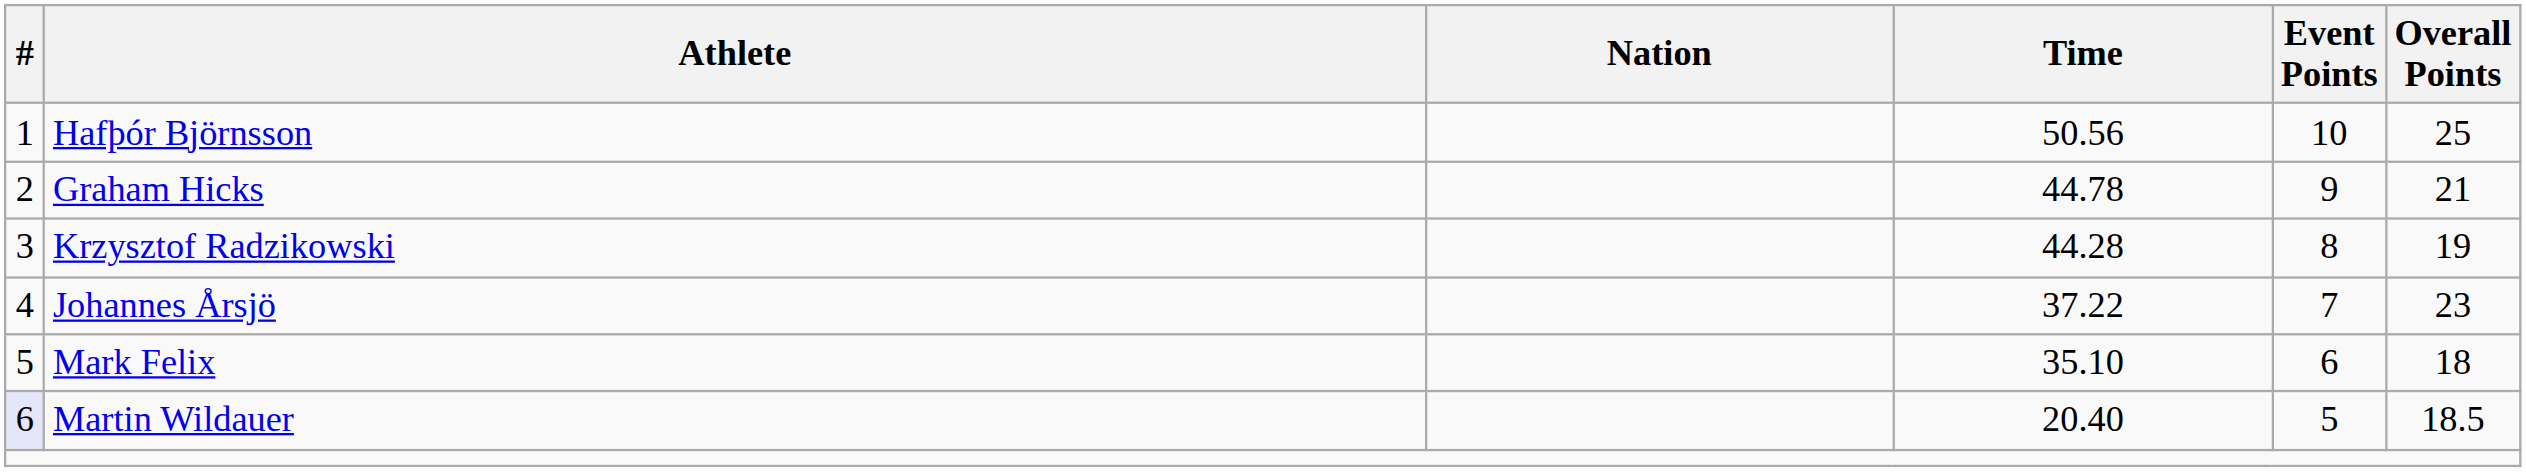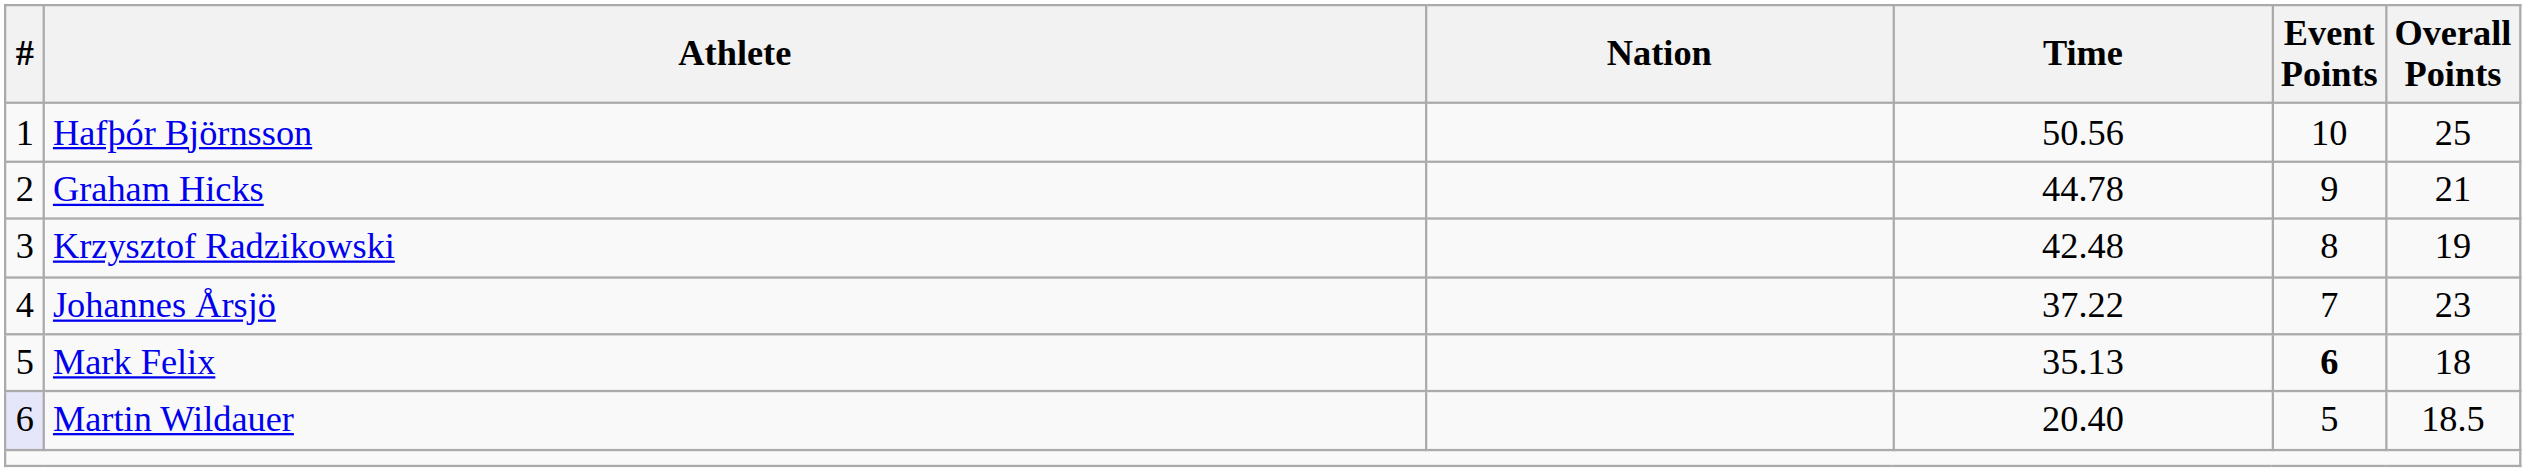(2083, 246) 44.28 -> (2083, 246) 42.48
(2083, 362) 35.10 -> (2083, 362) 35.13
(2329, 362) normal -> (2329, 362) bold
